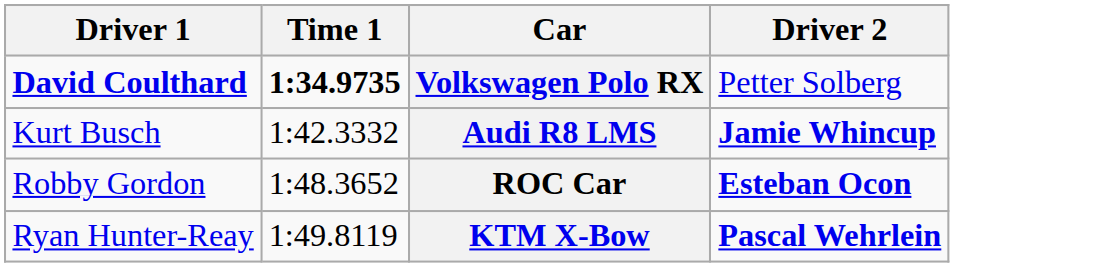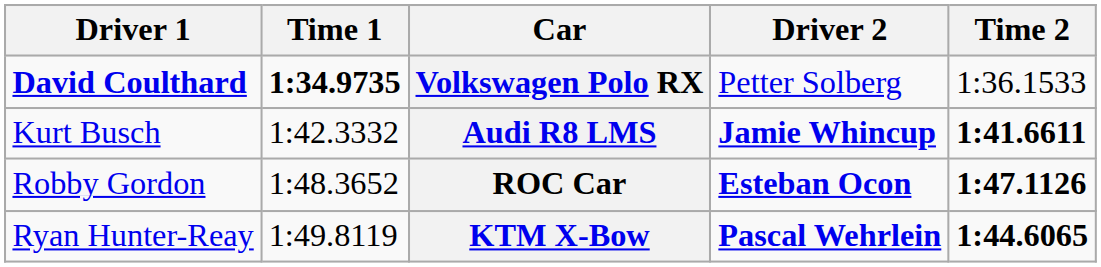+ column: (1022, 30)
